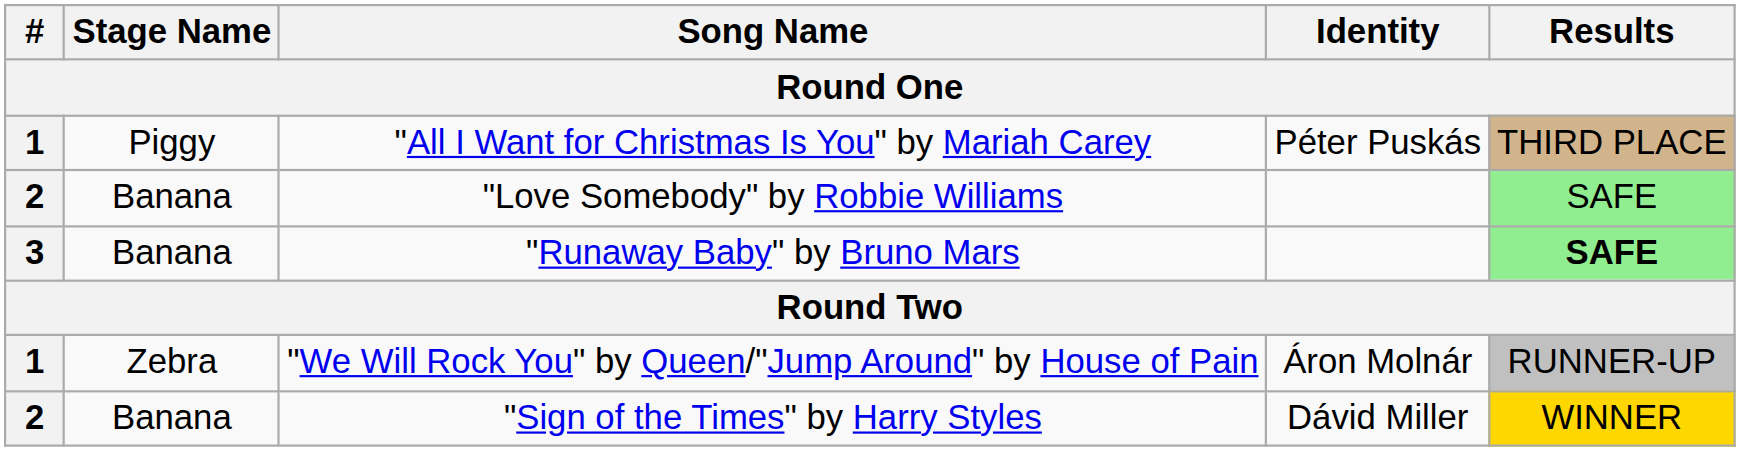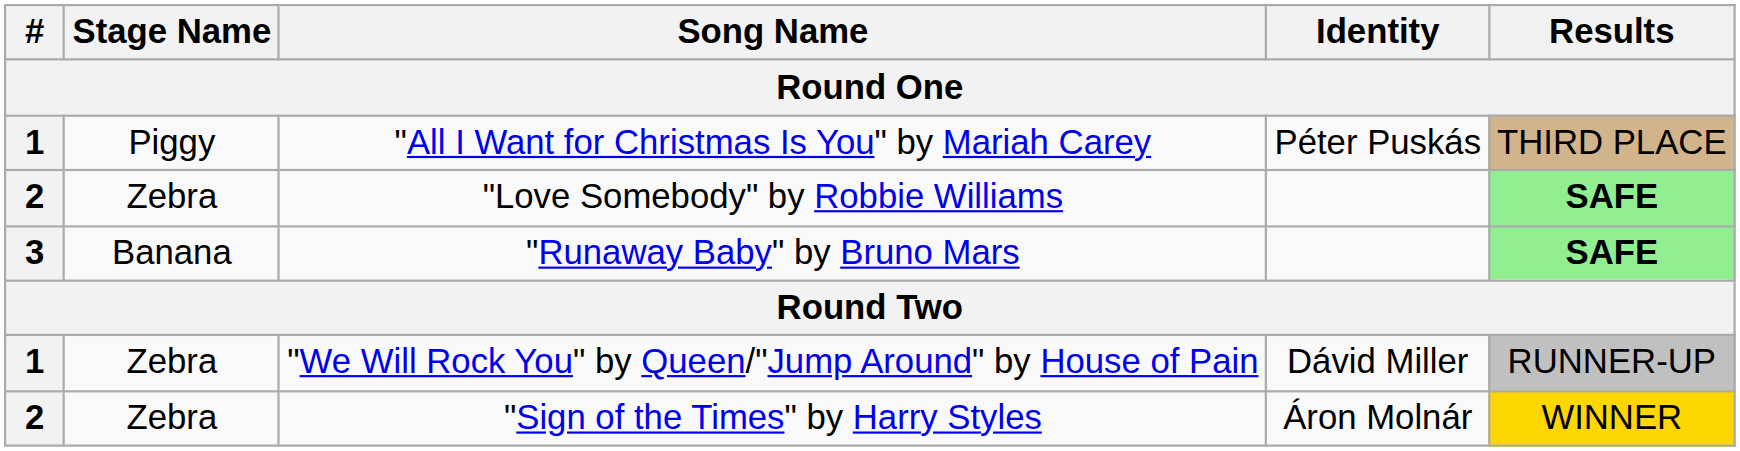(172, 197) Banana -> (172, 197) Zebra
(1612, 197) normal -> (1612, 197) bold
(1378, 362) Áron Molnár -> (1378, 362) Dávid Miller
(172, 417) Banana -> (172, 417) Zebra
(1378, 417) Dávid Miller -> (1378, 417) Áron Molnár
